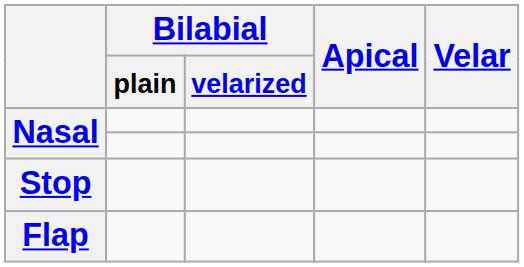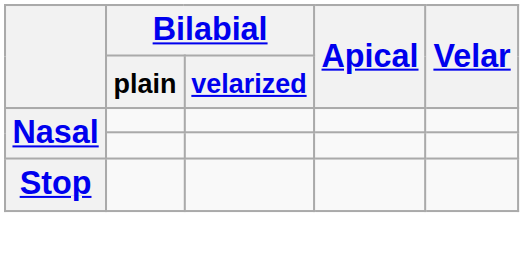- row: (56, 235)
